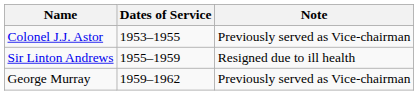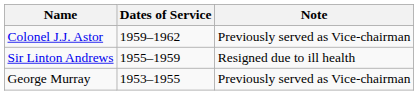(150, 36) 1953–1955 -> (150, 36) 1959–1962
(150, 79) 1959–1962 -> (150, 79) 1953–1955
